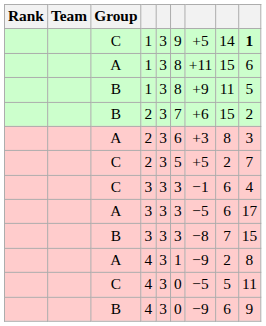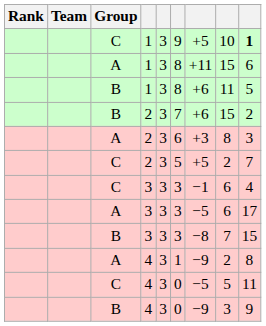(227, 41) 14 -> (227, 41) 10
(201, 89) +9 -> (201, 89) +6
(227, 308) 6 -> (227, 308) 3
